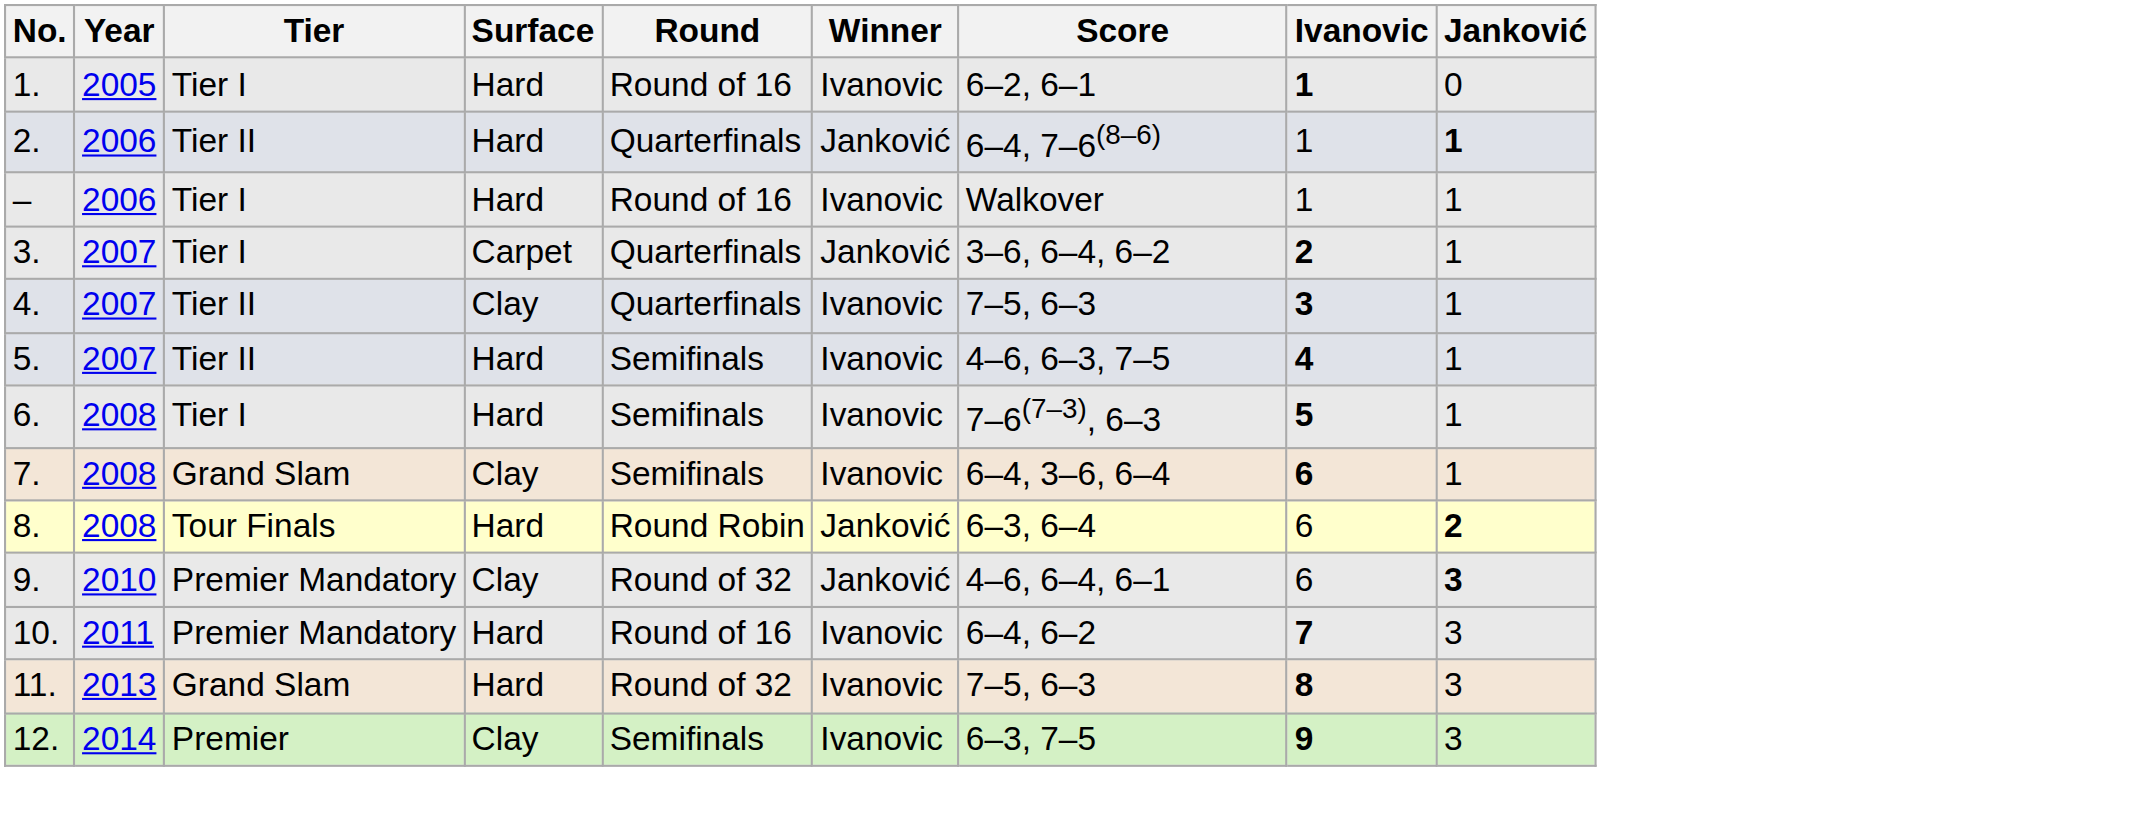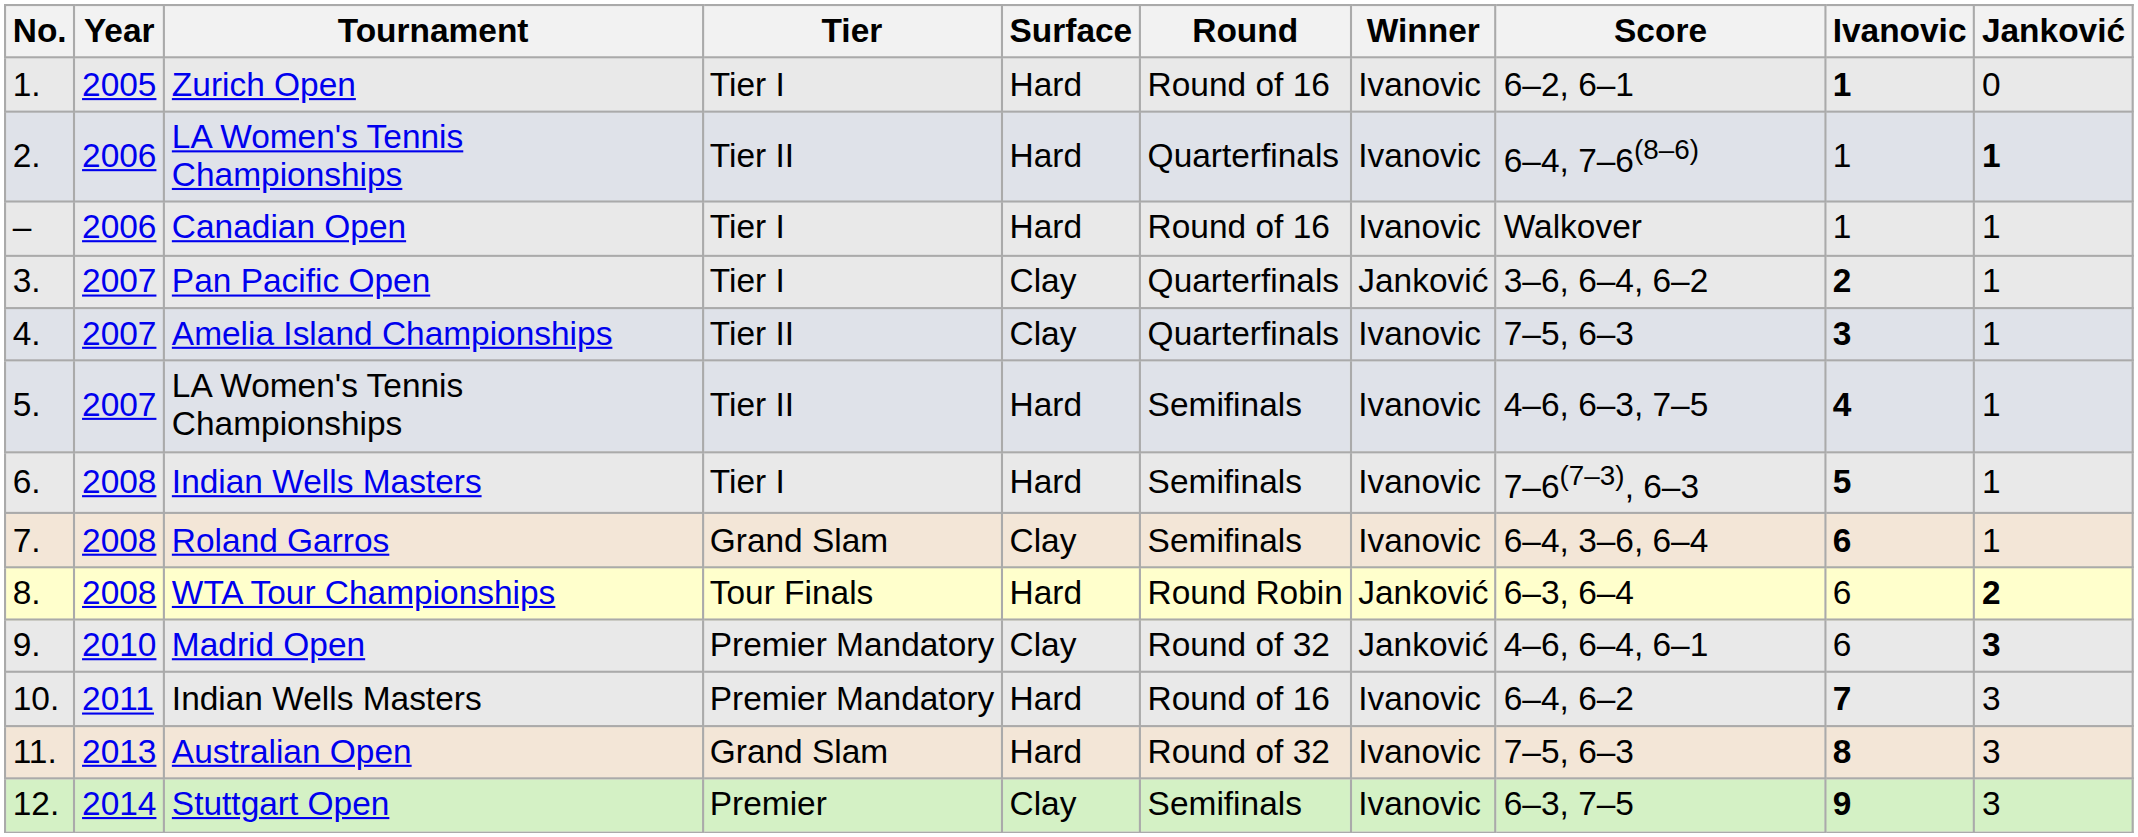+ column: (433, 31)
(885, 141) Janković -> (1420, 155) Ivanovic
(522, 252) Carpet -> (1043, 280) Clay
